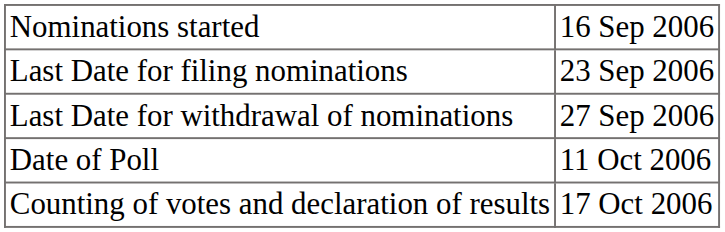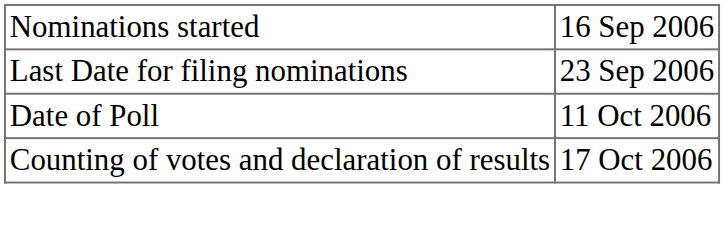- row: (261, 115)
